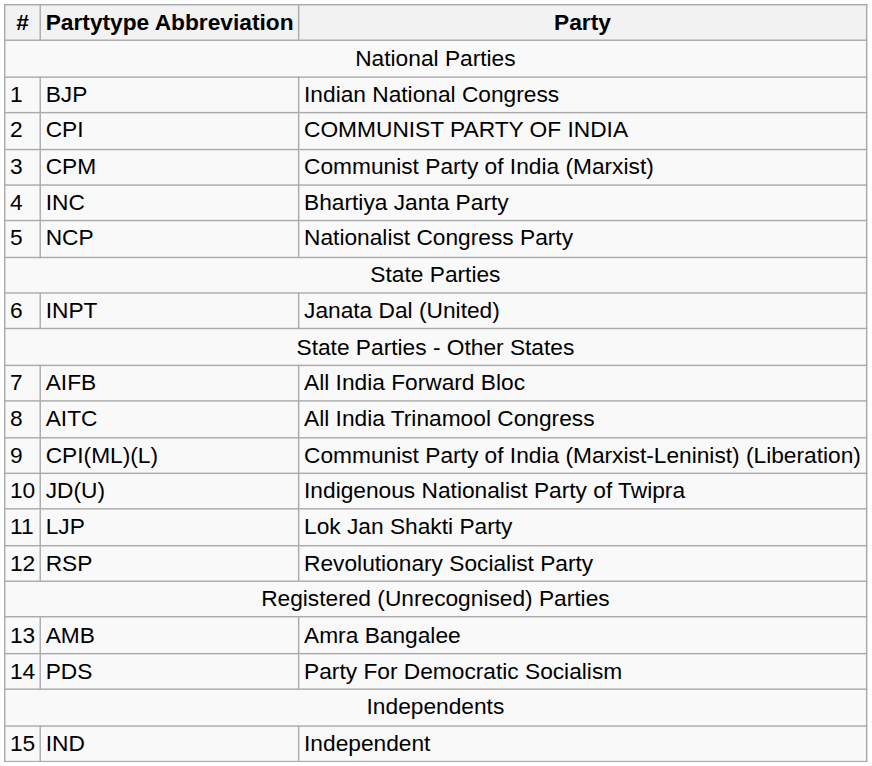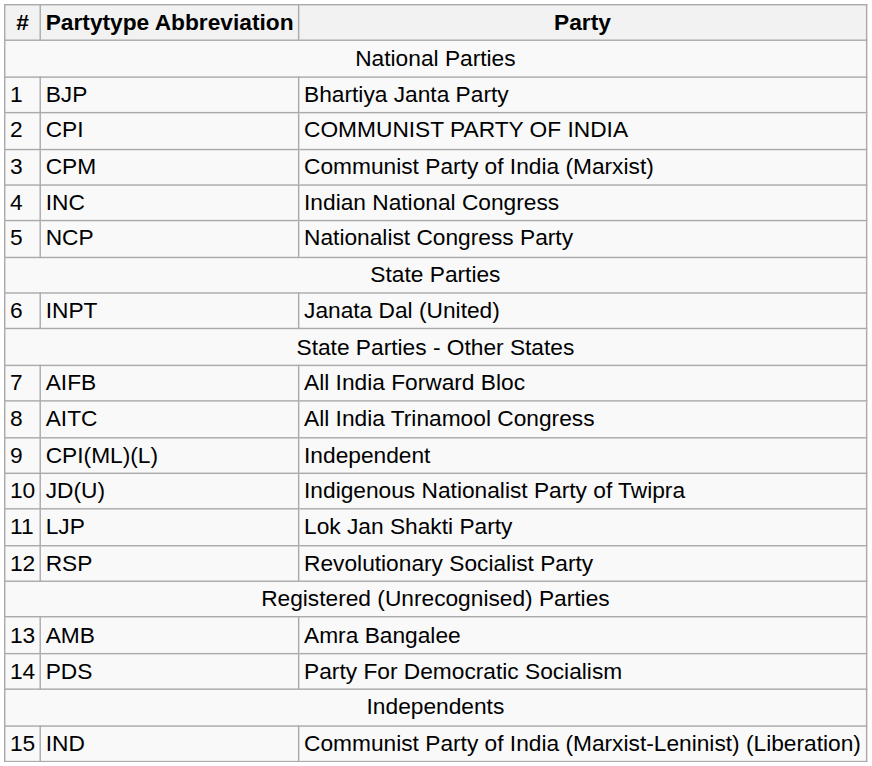(432, 94) Indian National Congress -> (406, 94) Bhartiya Janta Party
(406, 202) Bhartiya Janta Party -> (432, 202) Indian National Congress
(582, 454) Communist Party of India (Marxist-Leninist) (Liberation) -> (367, 454) Independent
(367, 743) Independent -> (582, 743) Communist Party of India (Marxist-Leninist) (Liberation)
